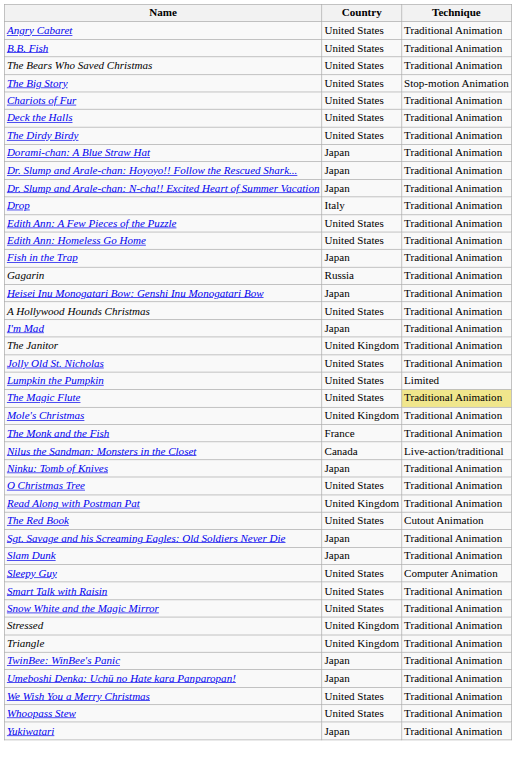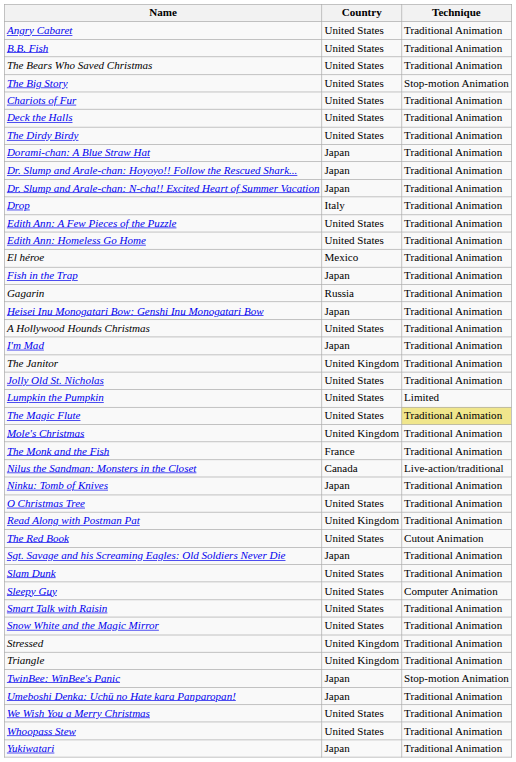+ row: (26, 258)
(337, 556) Japan -> (354, 573) United States
(453, 661) Traditional Animation -> (456, 678) Stop-motion Animation
